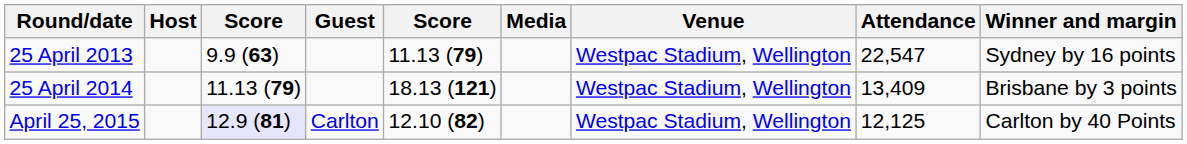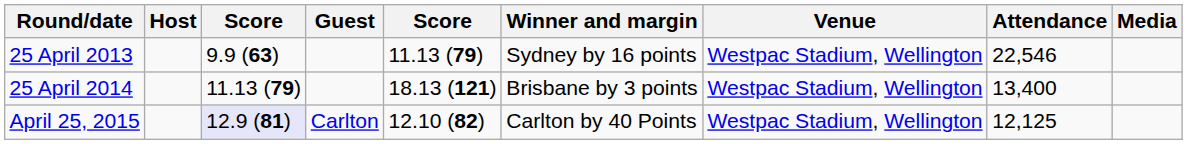columns swapped: (1081, 21) <-> (536, 21)
(893, 54) 22,547 -> (1025, 54) 22,546
(893, 88) 13,409 -> (1025, 88) 13,400
